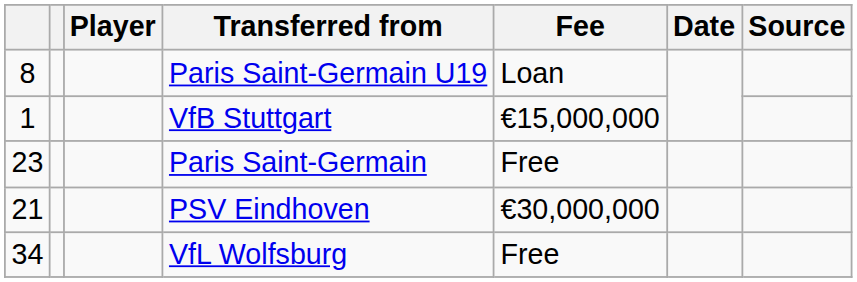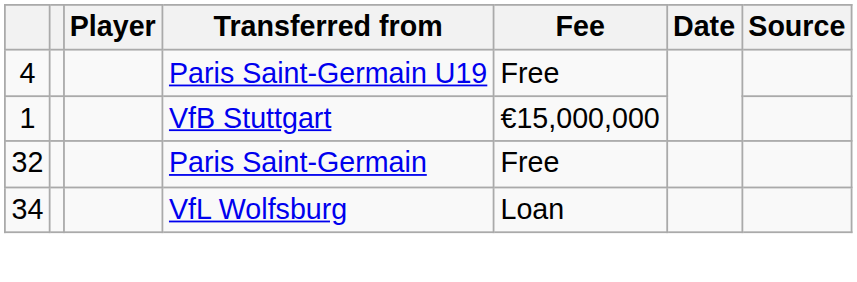(27, 72) 8 -> (27, 72) 4
(532, 72) Loan -> (530, 72) Free
(27, 163) 23 -> (27, 163) 32
- row: (269, 208)
(530, 254) Free -> (532, 208) Loan
